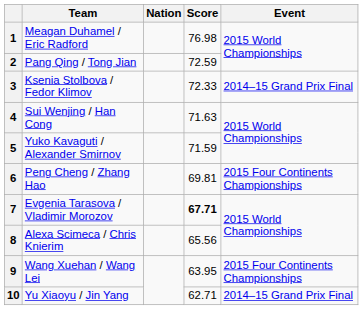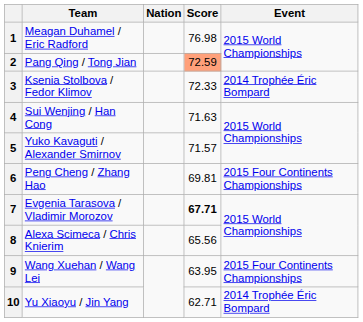(203, 62) no background -> (203, 62) lightsalmon background
(288, 86) 2014–15 Grand Prix Final -> (270, 86) 2014 Trophée Éric Bompard
(203, 148) 71.59 -> (203, 148) 71.57
(288, 295) 2014–15 Grand Prix Final -> (270, 302) 2014 Trophée Éric Bompard
